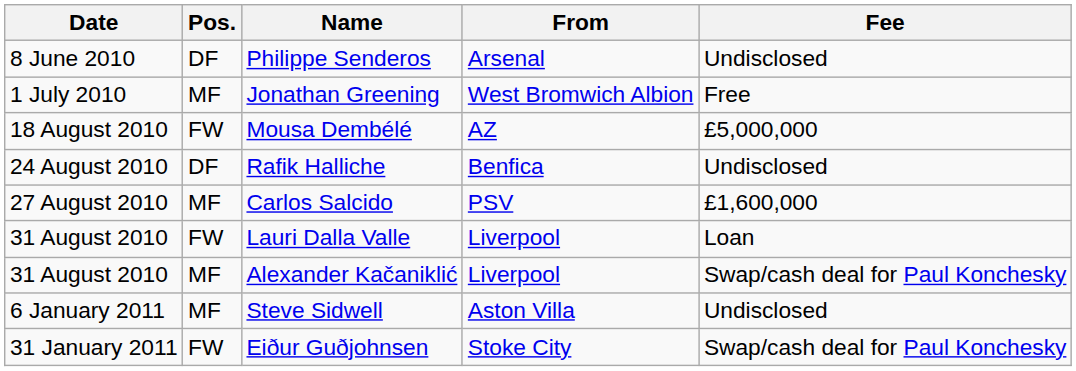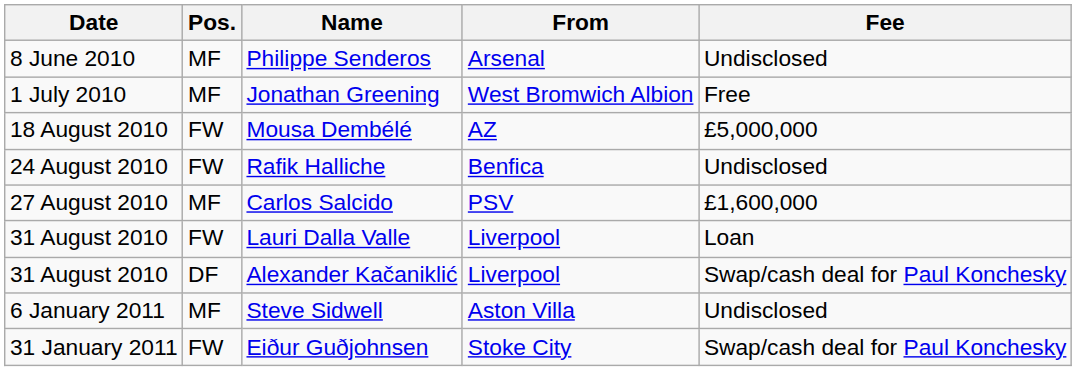(203, 58) DF -> (204, 58) MF
(203, 166) DF -> (206, 166) FW
(204, 274) MF -> (203, 274) DF
